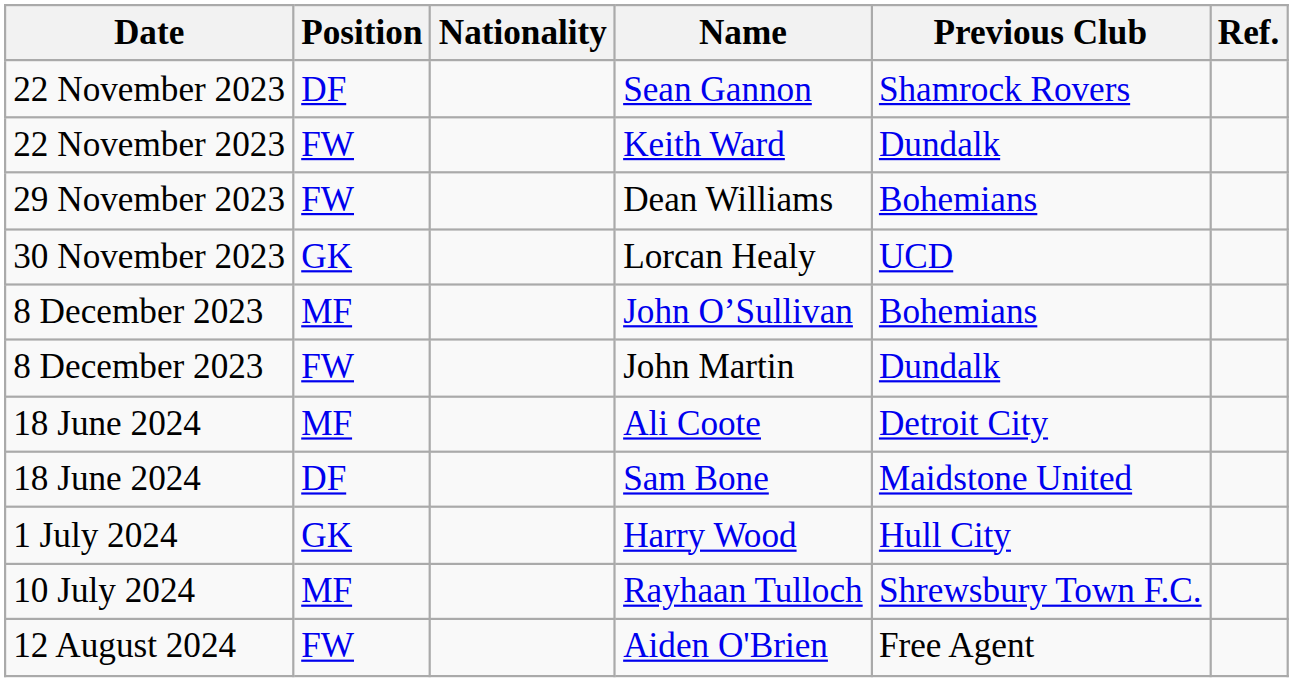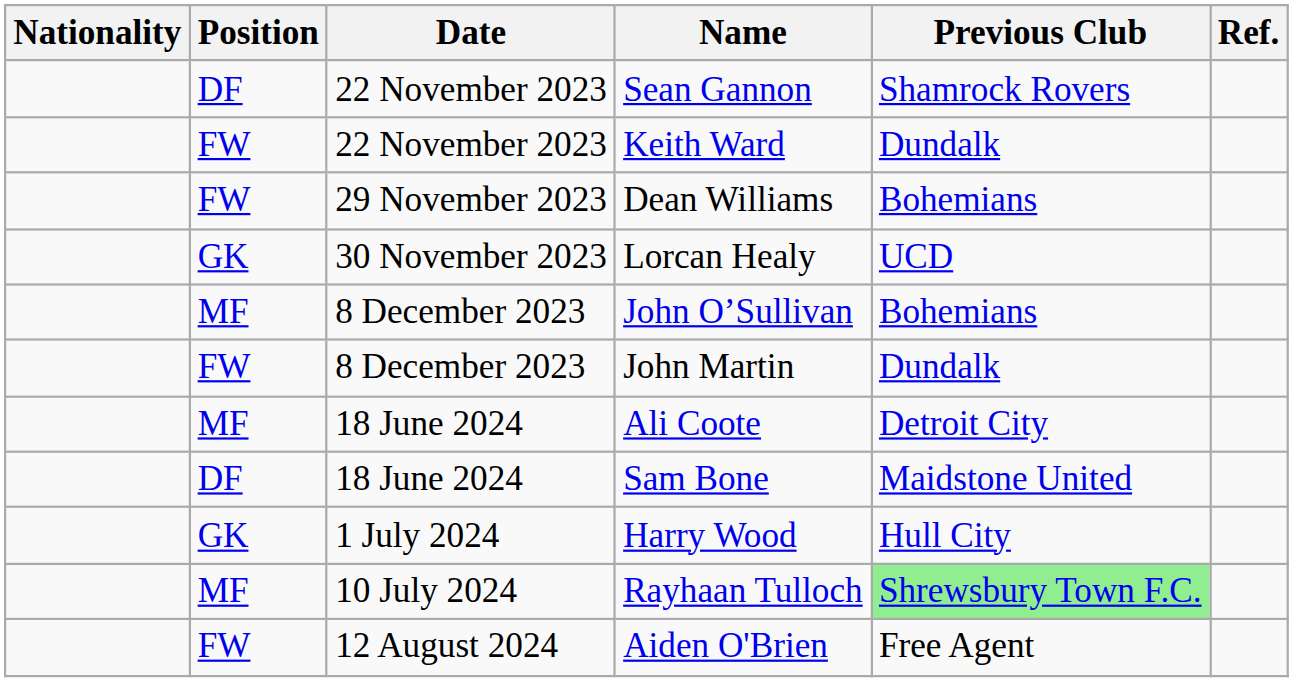columns swapped: (149, 32) <-> (523, 32)
(1040, 590) no background -> (1040, 590) lightgreen background
